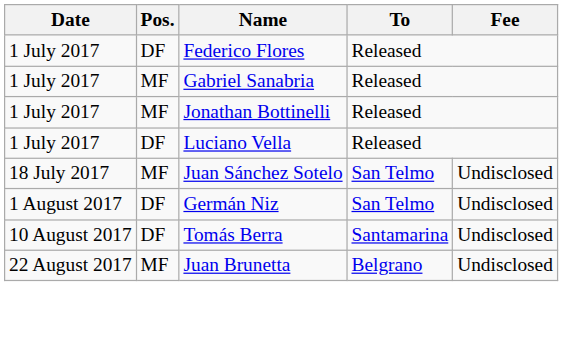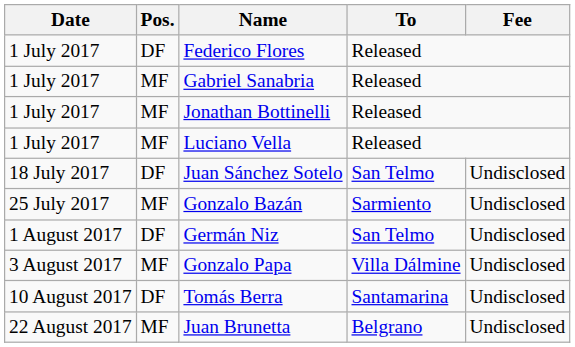(153, 142) DF -> (155, 142) MF
(155, 173) MF -> (153, 173) DF
+ row: (243, 204)
+ row: (237, 265)
